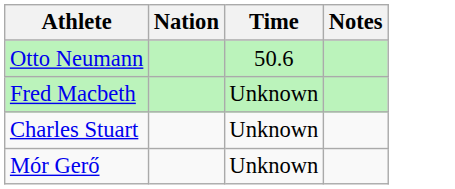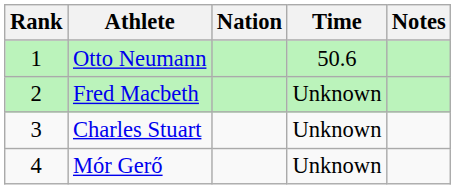+ column: (36, 22)
